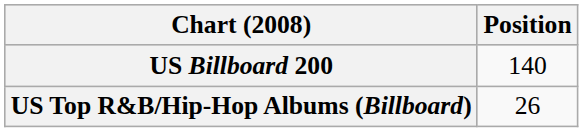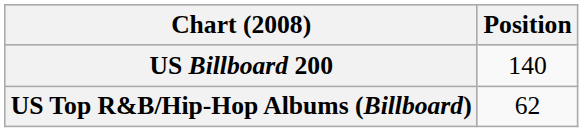(528, 106) 26 -> (528, 106) 62
